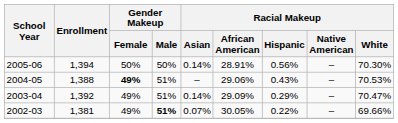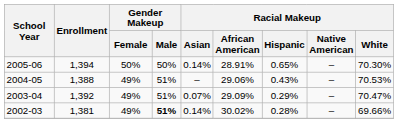(284, 65) 0.56% -> (284, 65) 0.65%
(131, 80) bold -> (131, 80) normal
(197, 96) 0.14% -> (197, 96) 0.07%
(197, 111) 0.07% -> (197, 111) 0.14%
(238, 111) 30.05% -> (238, 111) 30.02%
(284, 111) 0.22% -> (284, 111) 0.28%
